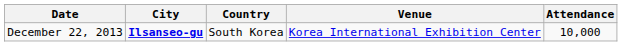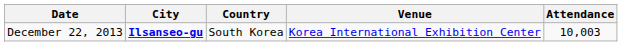(580, 32) 10,000 -> (580, 32) 10,003
